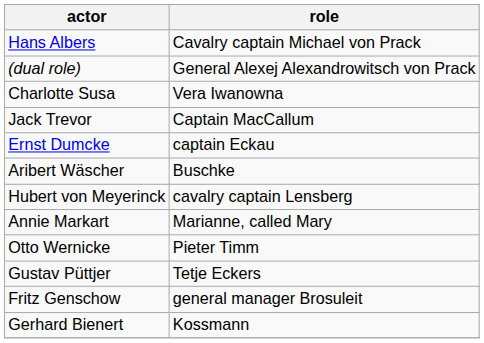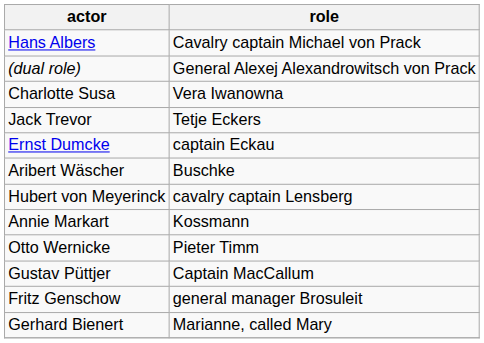(243, 119) Captain MacCallum -> (217, 119) Tetje Eckers
(252, 222) Marianne, called Mary -> (211, 222) Kossmann
(217, 273) Tetje Eckers -> (243, 273) Captain MacCallum
(211, 324) Kossmann -> (252, 324) Marianne, called Mary
